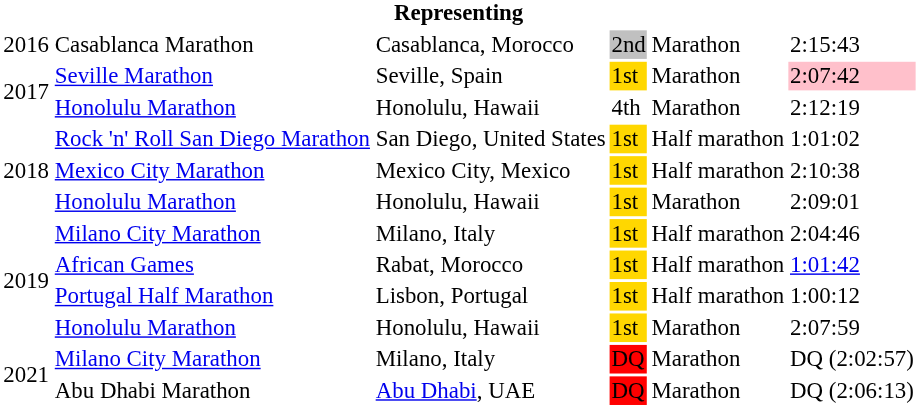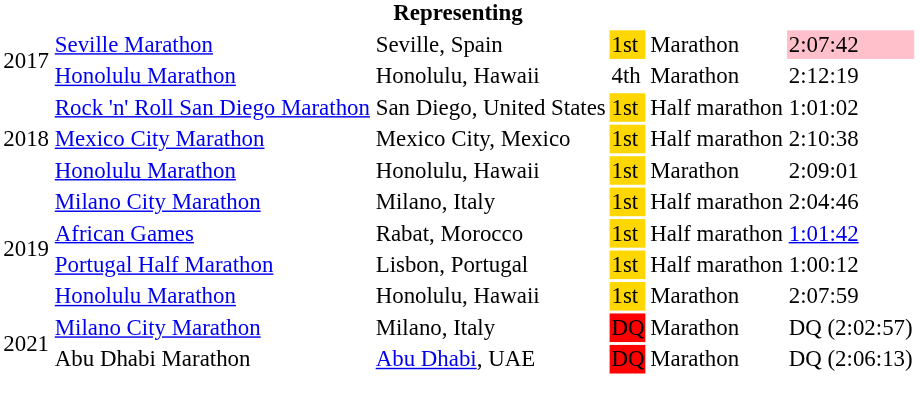- row: (26, 44)
